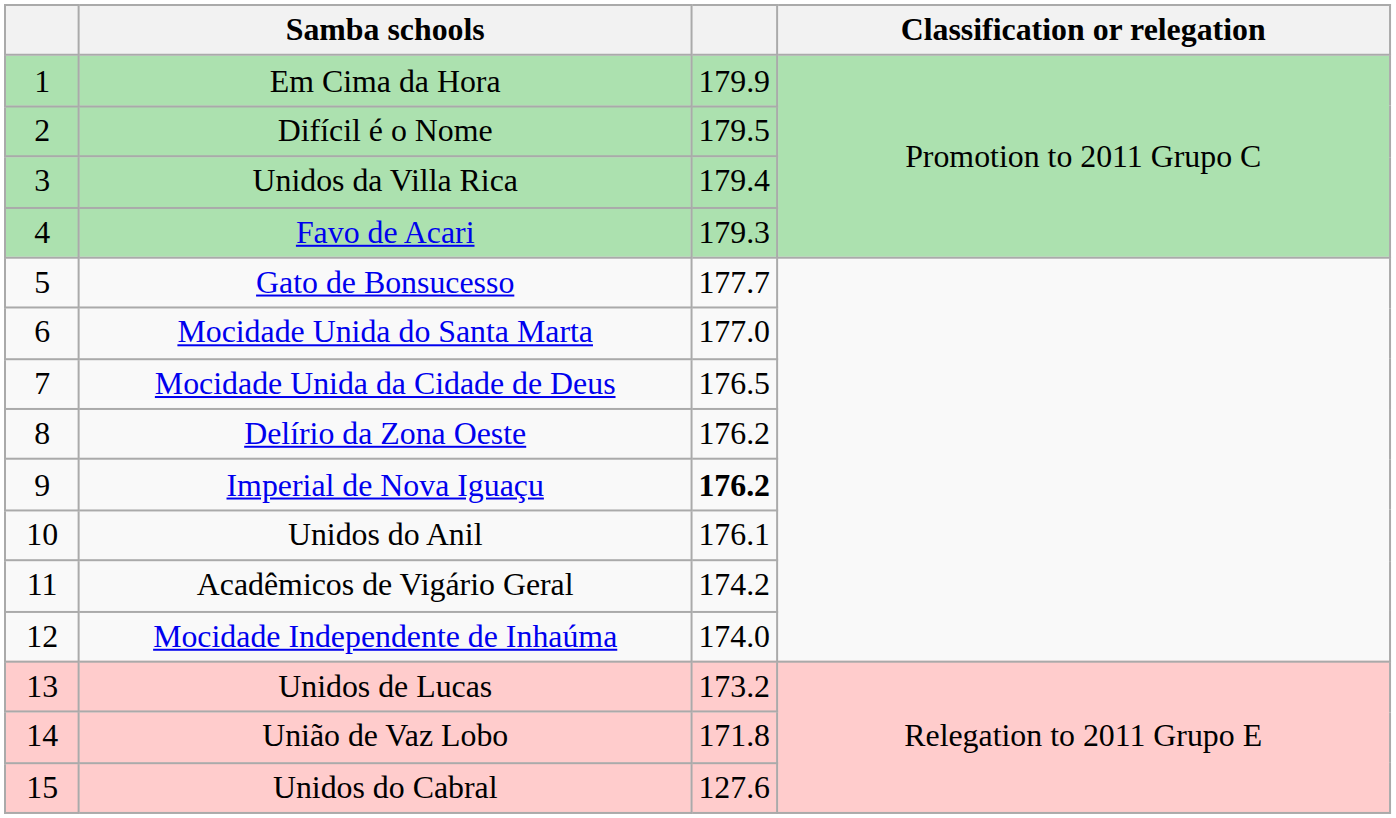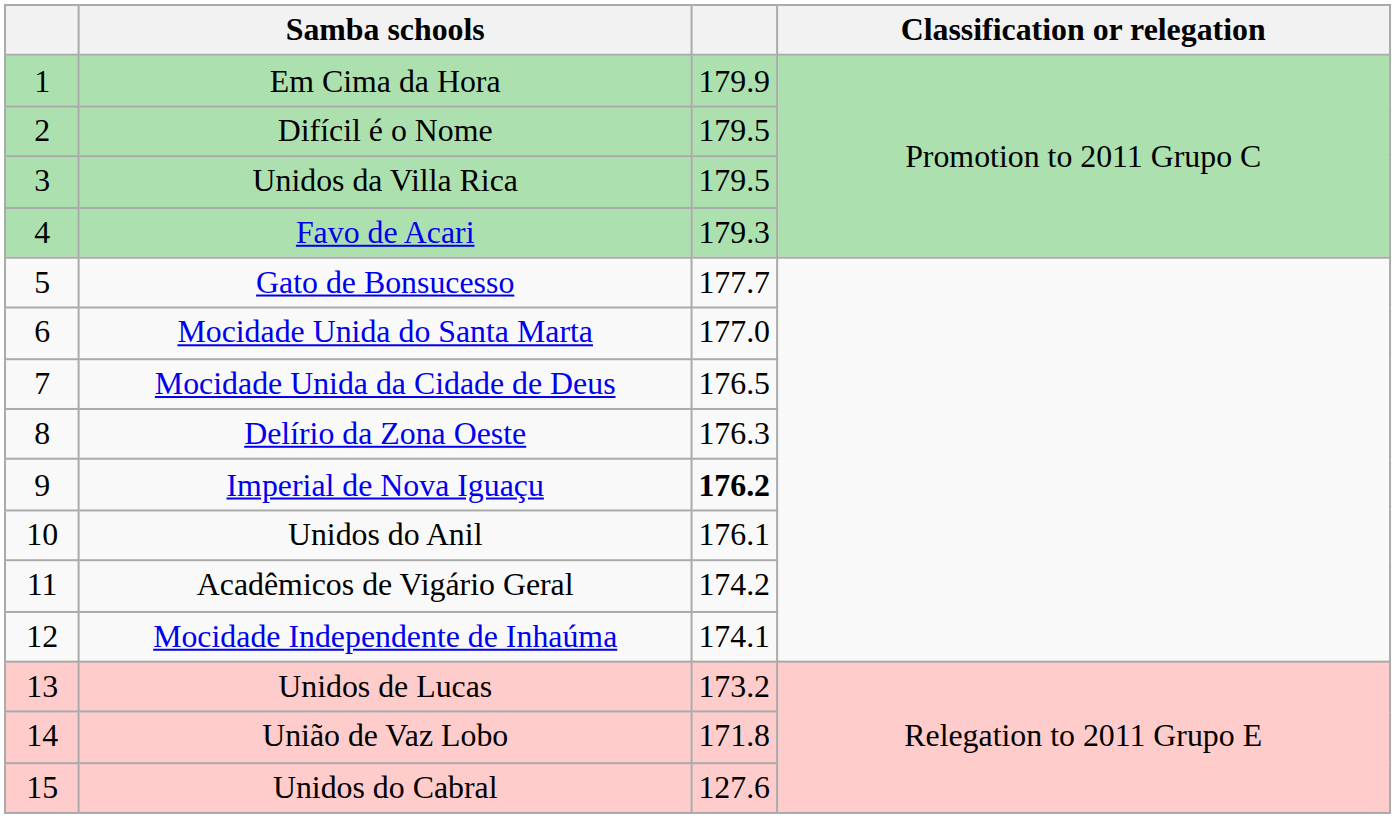(734, 181) 179.4 -> (734, 181) 179.5
(734, 433) 176.2 -> (734, 433) 176.3
(734, 635) 174.0 -> (734, 635) 174.1
